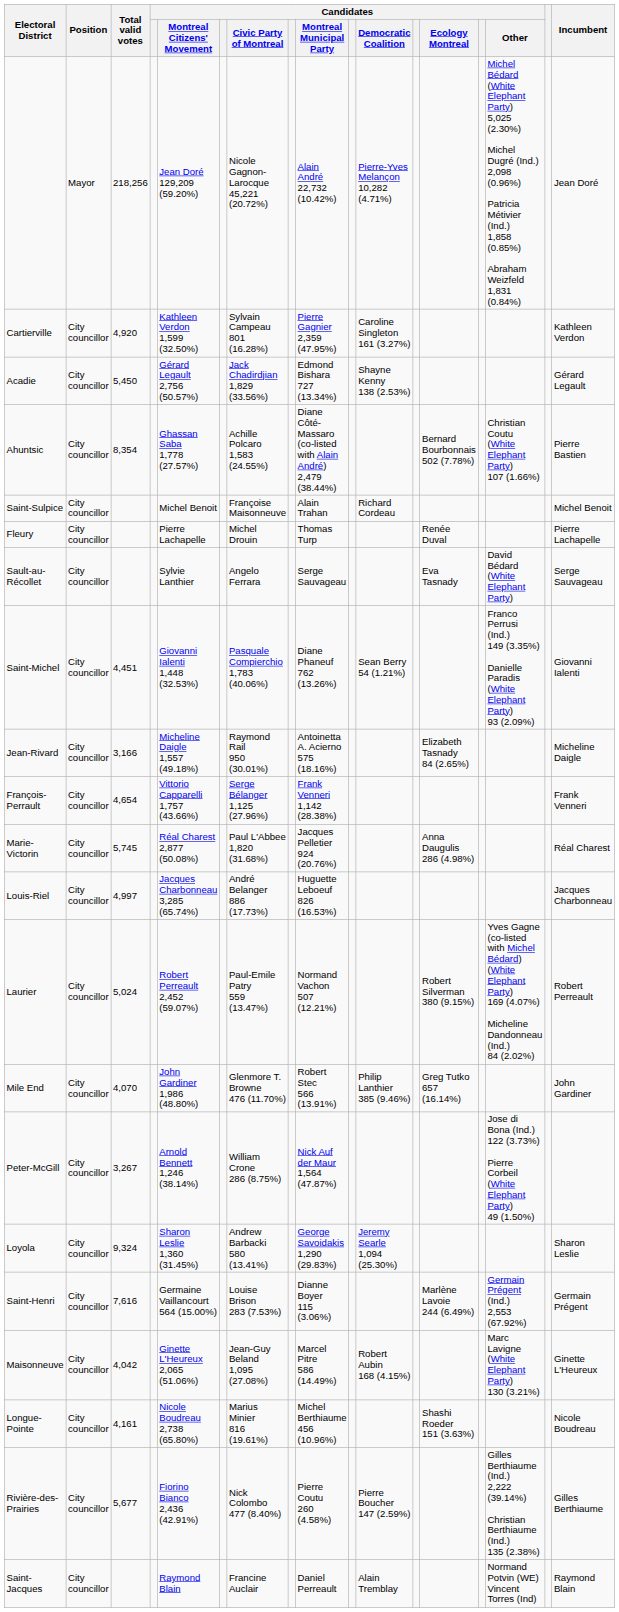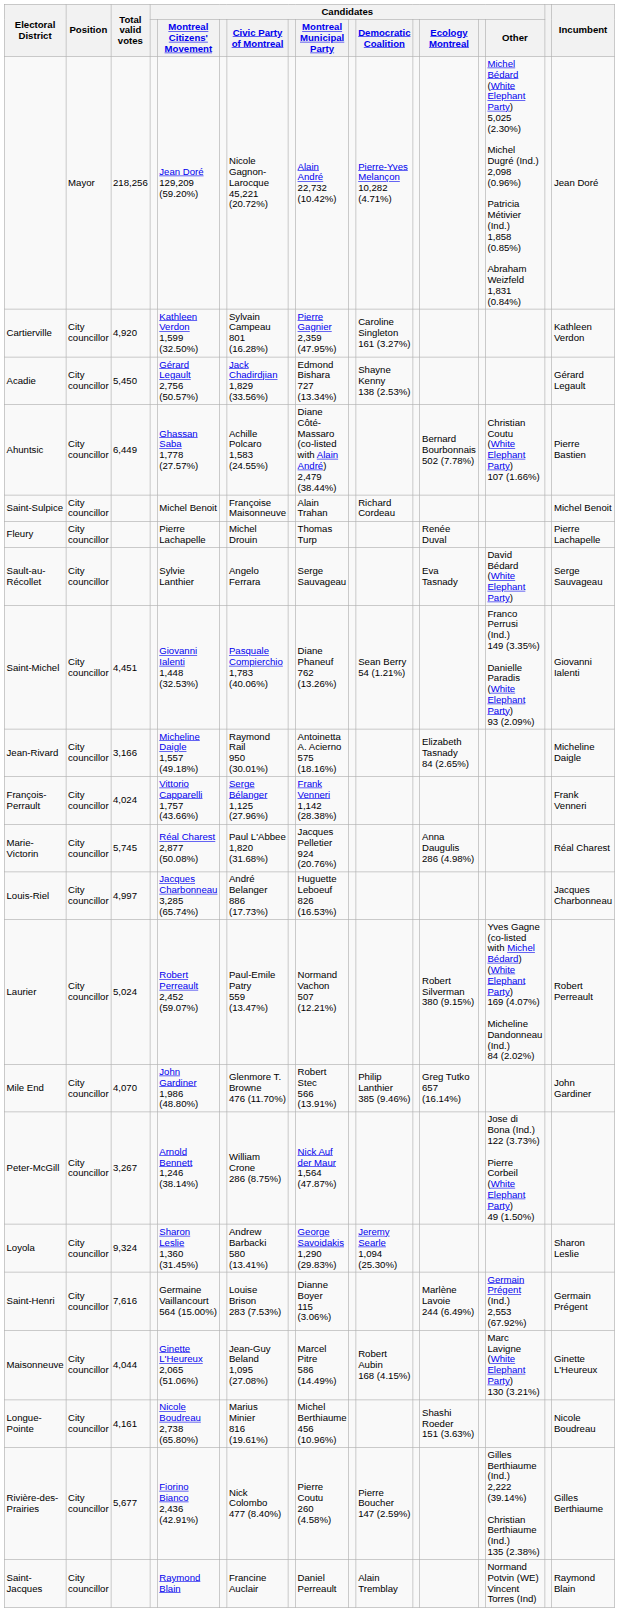(125, 450) 8,354 -> (125, 450) 6,449
(125, 800) 4,654 -> (125, 800) 4,024
(125, 1365) 4,042 -> (125, 1365) 4,044
